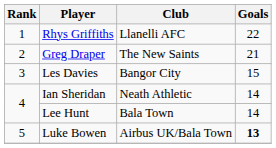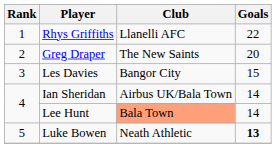(253, 53) 21 -> (253, 53) 20
(156, 93) Neath Athletic -> (176, 93) Airbus UK/Bala Town
(146, 113) no background -> (146, 113) lightsalmon background
(176, 133) Airbus UK/Bala Town -> (156, 133) Neath Athletic
